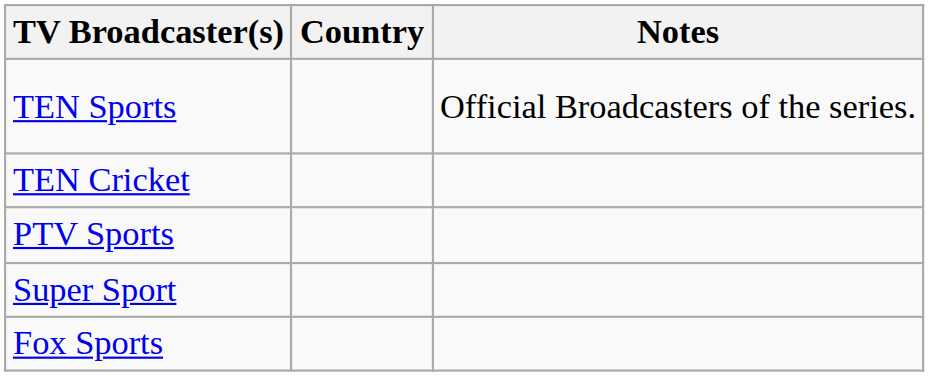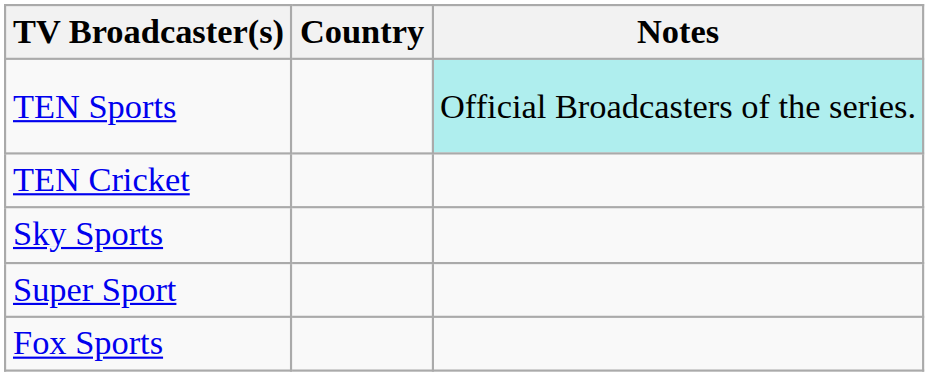(678, 105) no background -> (678, 105) paleturquoise background
- row: (93, 234)
+ row: (88, 234)
